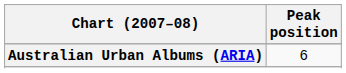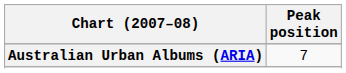(304, 56) 6 -> (304, 56) 7
